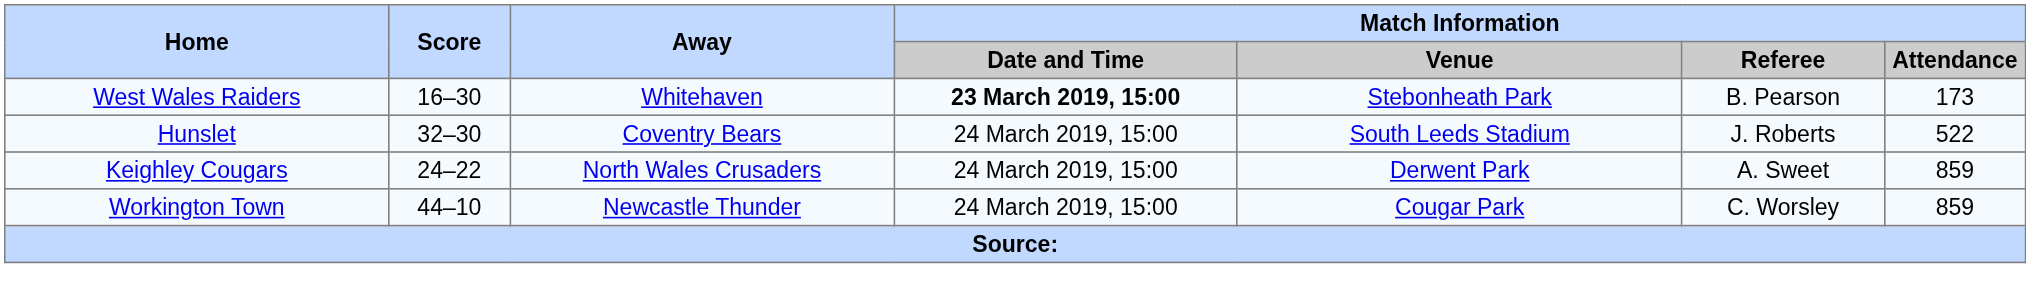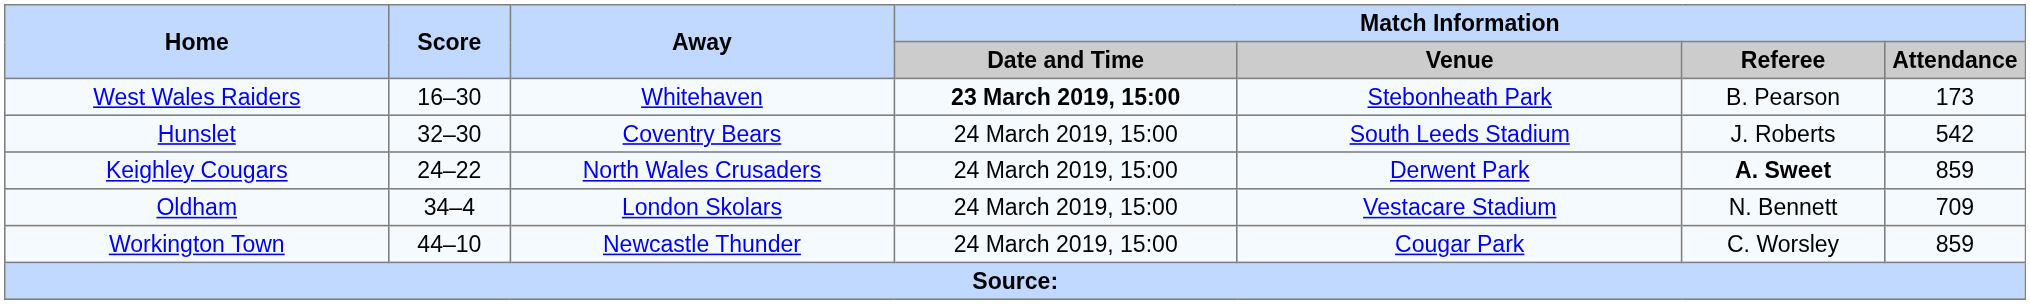(1955, 134) 522 -> (1955, 134) 542
(1783, 170) normal -> (1783, 170) bold
+ row: (197, 207)
